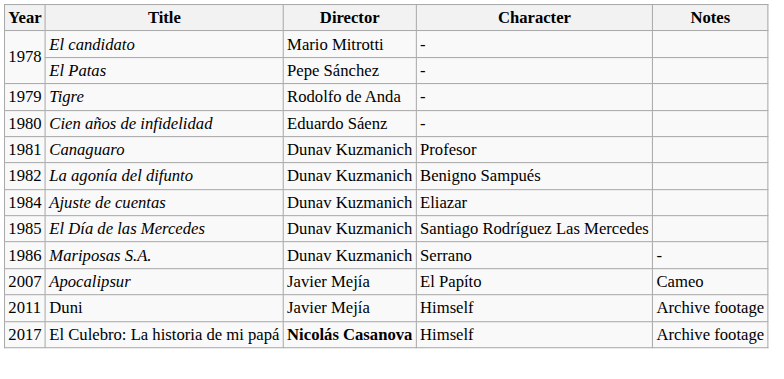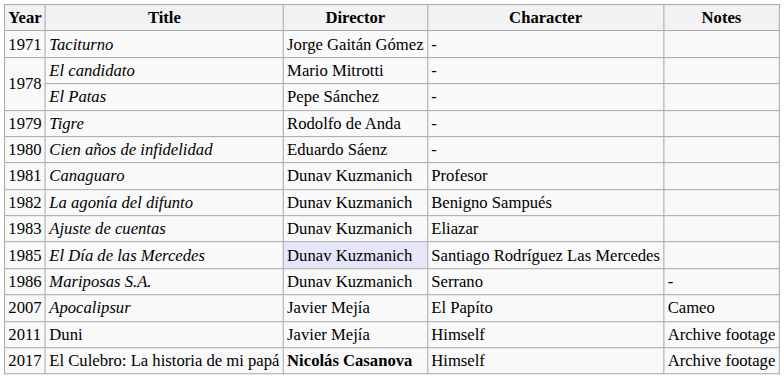+ row: (81, 44)
(25, 202) 1984 -> (25, 228) 1983
(350, 228) no background -> (350, 255) lavender background
